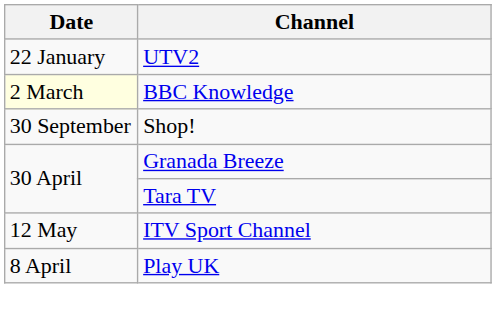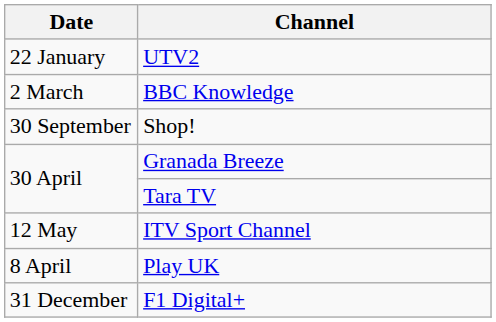(47, 91) lightyellow background -> (47, 91) no background
+ row: (194, 299)
